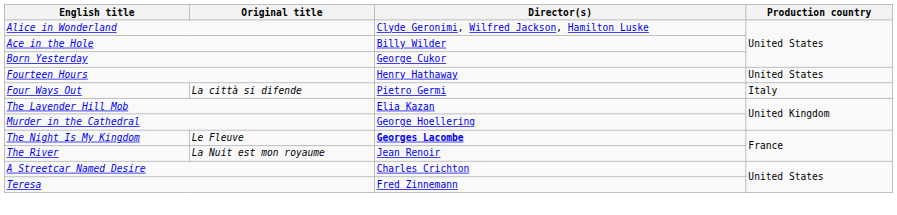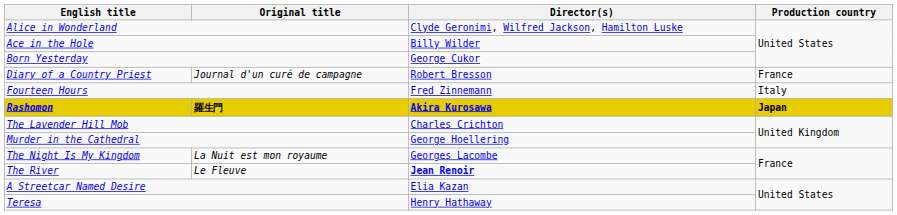+ row: (79, 75)
(417, 75) Henry Hathaway -> (451, 91) Fred Zinnemann
(786, 75) United States -> (772, 91) Italy
- row: (44, 91)
+ row: (30, 107)
(406, 106) Elia Kazan -> (457, 124) Charles Crichton
(218, 138) Le Fleuve -> (261, 156) La Nuit est mon royaume
(420, 138) bold -> (454, 156) normal
(258, 153) La Nuit est mon royaume -> (220, 171) Le Fleuve
(409, 153) normal -> (442, 171) bold
(423, 169) Charles Crichton -> (440, 187) Elia Kazan
(417, 185) Fred Zinnemann -> (451, 203) Henry Hathaway
